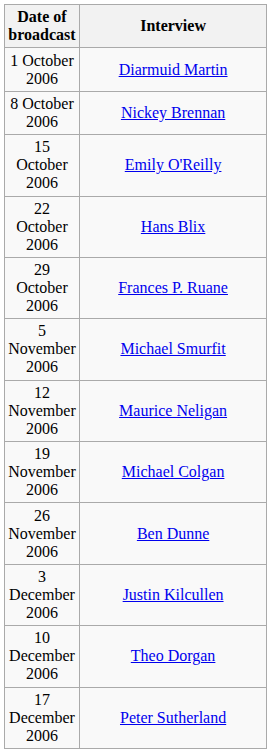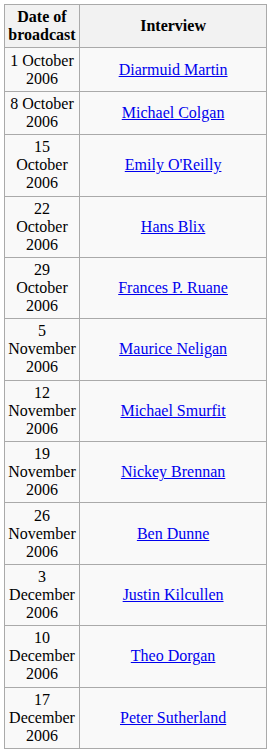(173, 112) Nickey Brennan -> (173, 112) Michael Colgan
(173, 349) Michael Smurfit -> (173, 349) Maurice Neligan
(173, 410) Maurice Neligan -> (173, 410) Michael Smurfit
(173, 472) Michael Colgan -> (173, 472) Nickey Brennan
